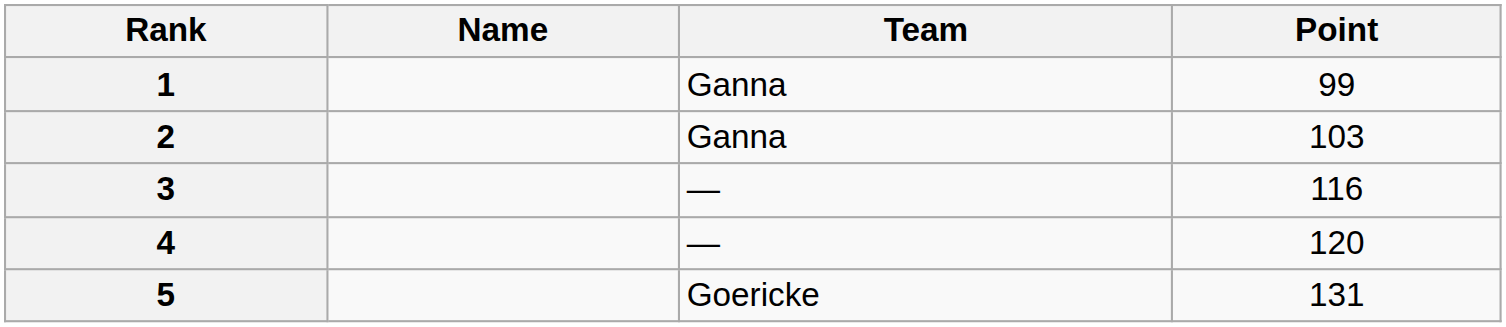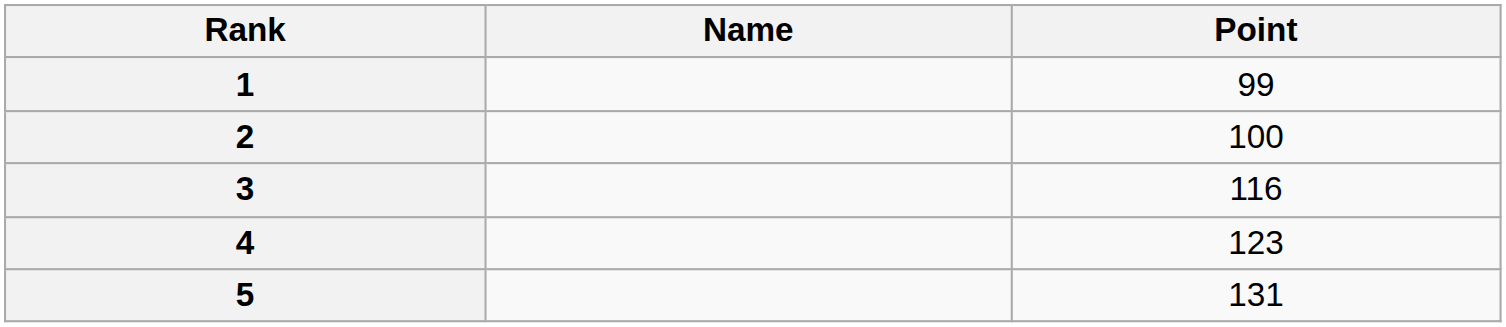- column: (926, 30)
(1337, 136) 103 -> (1256, 136) 100
(1337, 242) 120 -> (1256, 242) 123
